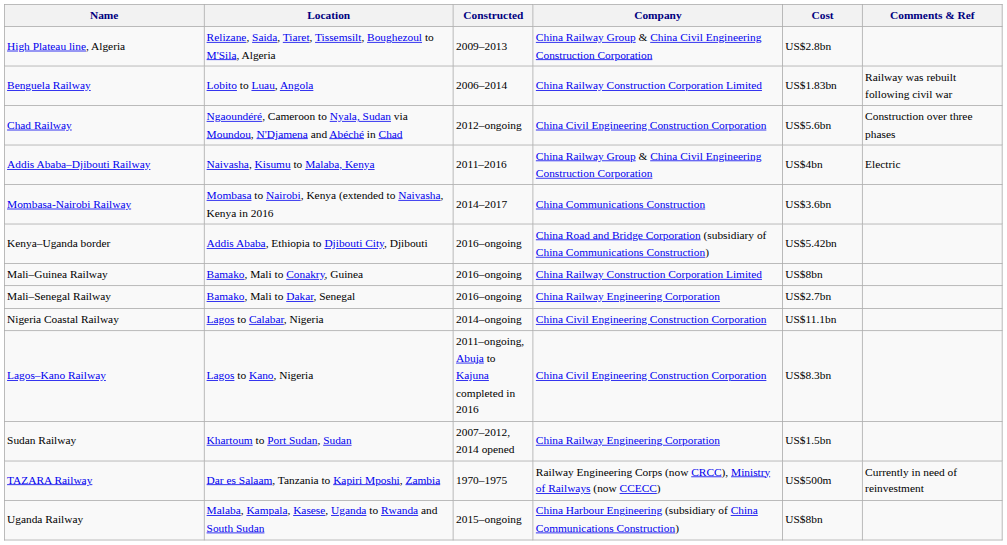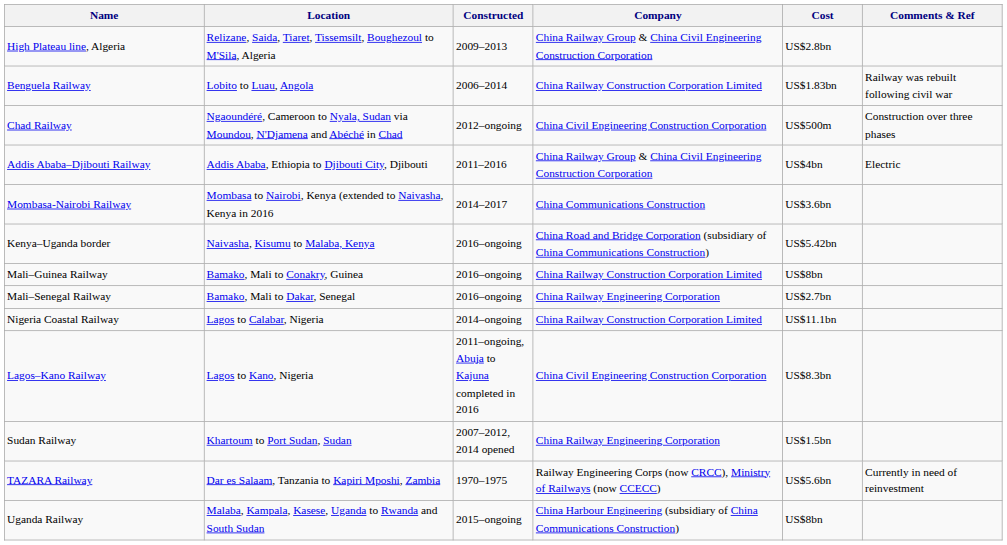(808, 125) US$5.6bn -> (808, 125) US$500m
(291, 165) Naivasha, Kisumu to Malaba, Kenya -> (317, 165) Addis Ababa, Ethiopia to Djibouti City, Djibouti
(317, 244) Addis Ababa, Ethiopia to Djibouti City, Djibouti -> (291, 244) Naivasha, Kisumu to Malaba, Kenya
(651, 319) China Civil Engineering Construction Corporation -> (649, 319) China Railway Construction Corporation Limited
(808, 480) US$500m -> (808, 480) US$5.6bn
